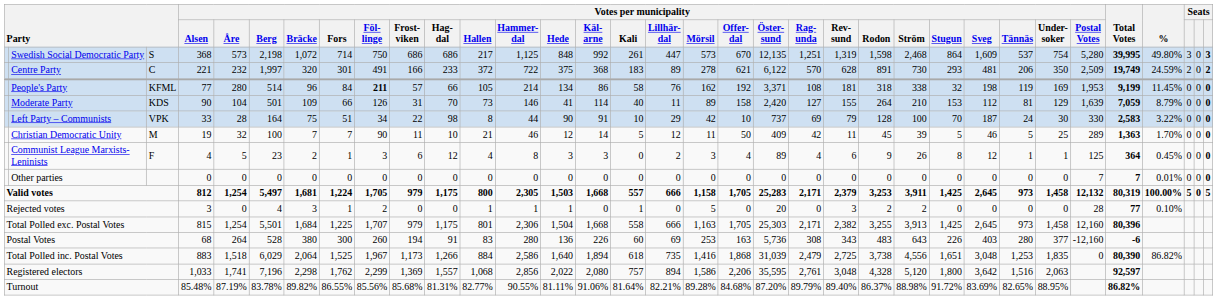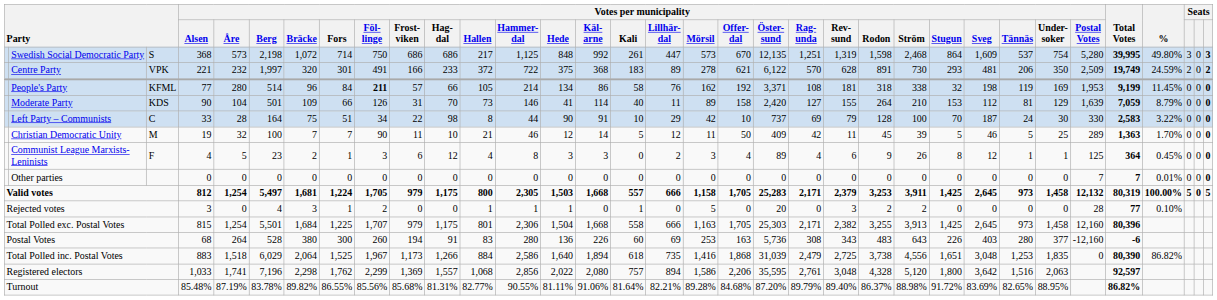(152, 70) C -> (159, 70) VPK
(159, 119) VPK -> (152, 119) C
